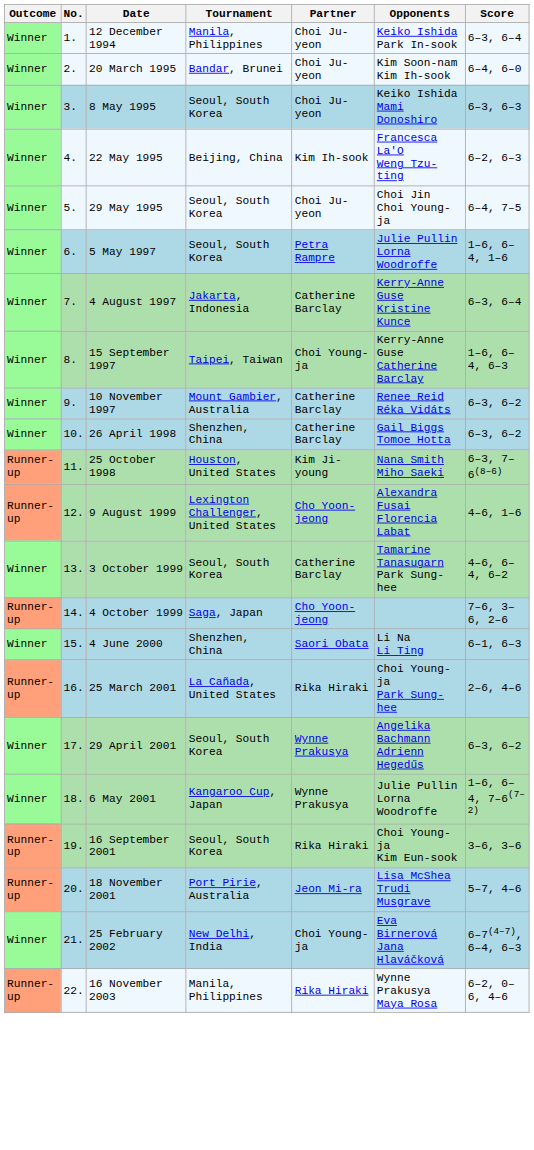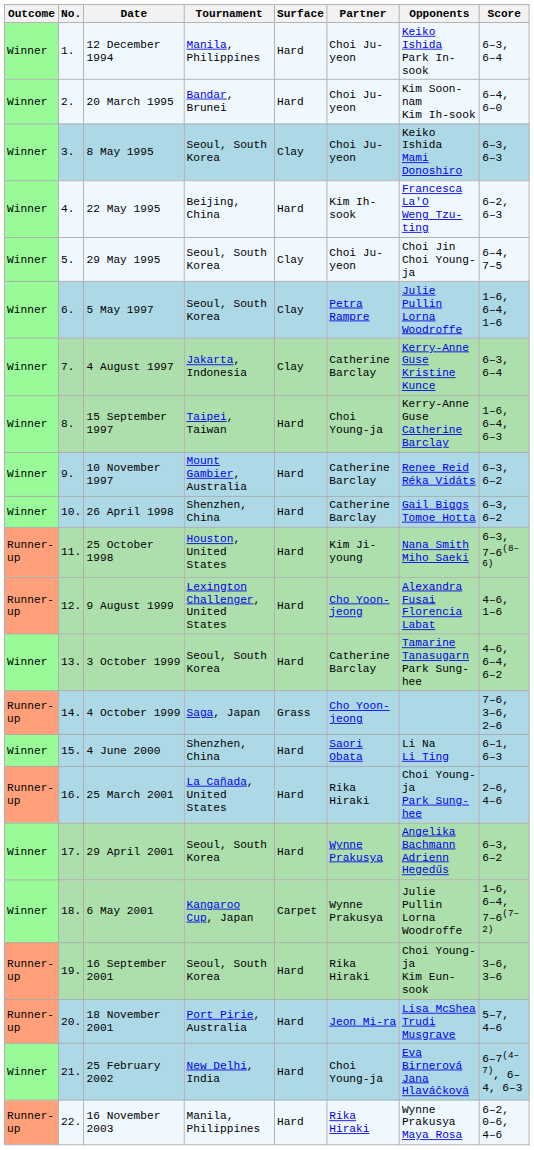+ column: (300, 14)
